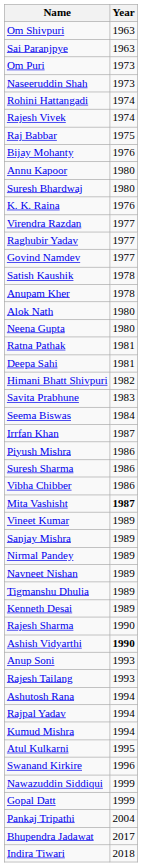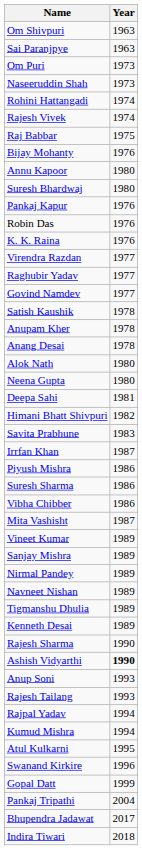+ row: (37, 205)
+ row: (30, 223)
+ row: (36, 345)
- row: (36, 345)
- row: (39, 415)
(124, 503) bold -> (124, 521) normal
- row: (40, 696)
- row: (55, 783)
